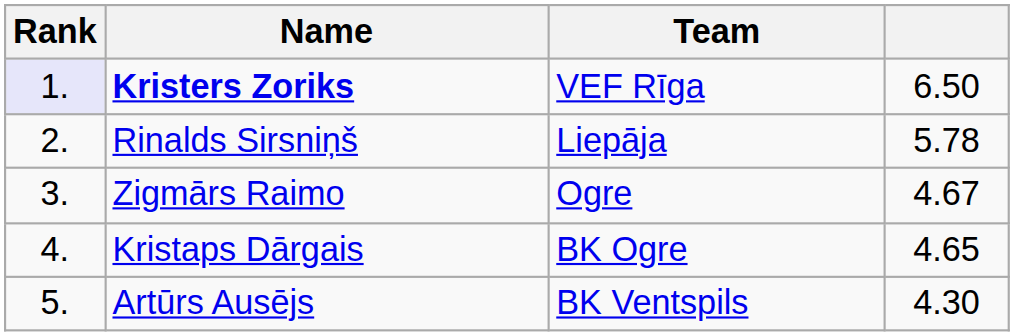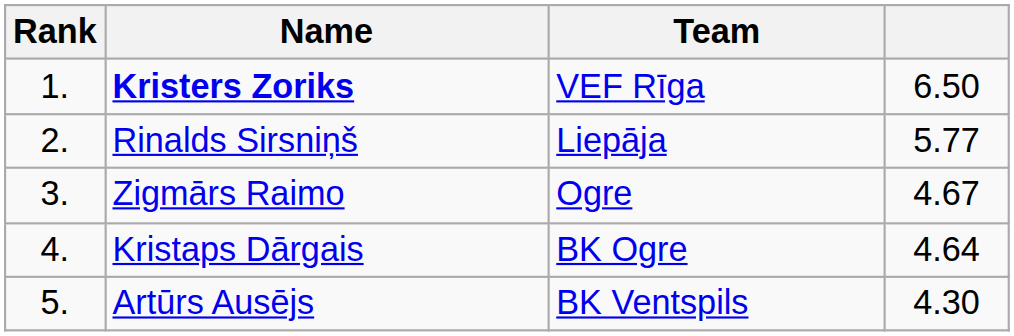(55, 85) lavender background -> (55, 85) no background
(947, 140) 5.78 -> (947, 140) 5.77
(947, 248) 4.65 -> (947, 248) 4.64
